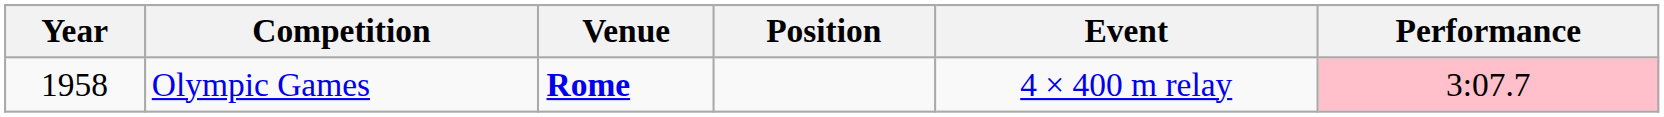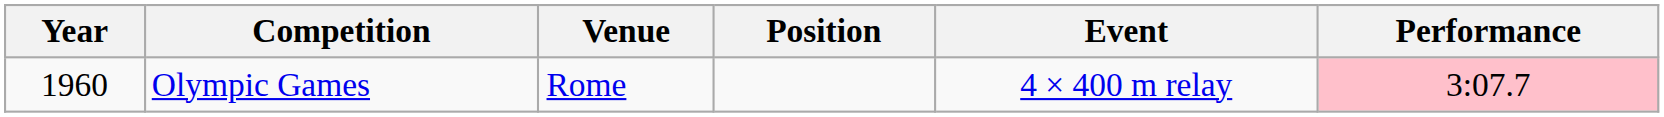(75, 84) 1958 -> (75, 84) 1960
(588, 84) bold -> (586, 84) normal
